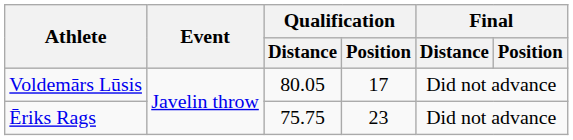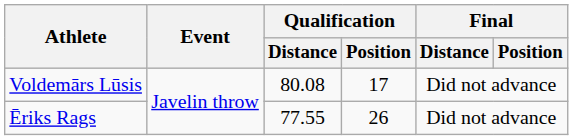(302, 85) 80.05 -> (302, 85) 80.08
(302, 117) 75.75 -> (302, 117) 77.55
(378, 117) 23 -> (378, 117) 26
